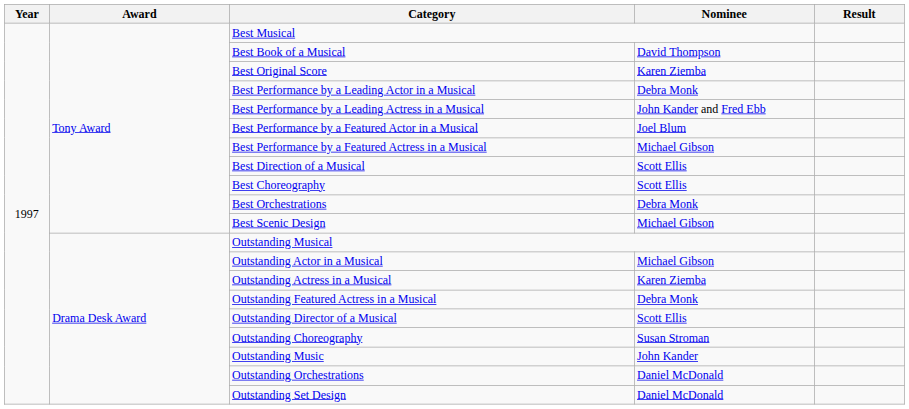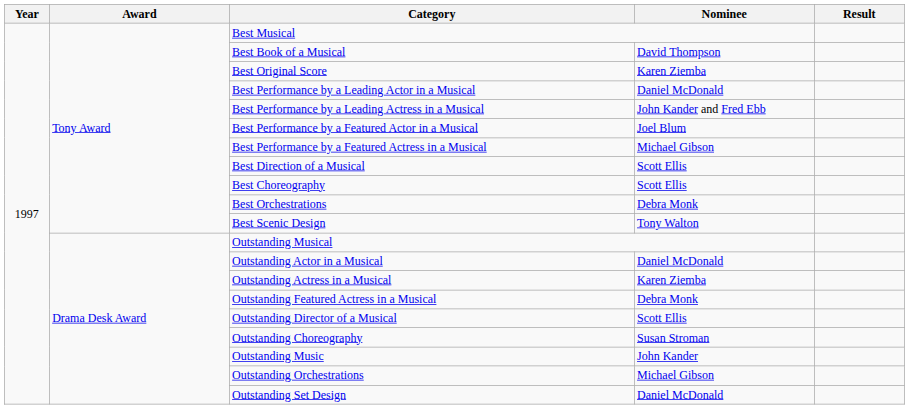(668, 90) Debra Monk -> (680, 90) Daniel McDonald
(676, 223) Michael Gibson -> (668, 223) Tony Walton
(676, 261) Michael Gibson -> (680, 261) Daniel McDonald
(680, 375) Daniel McDonald -> (676, 375) Michael Gibson
